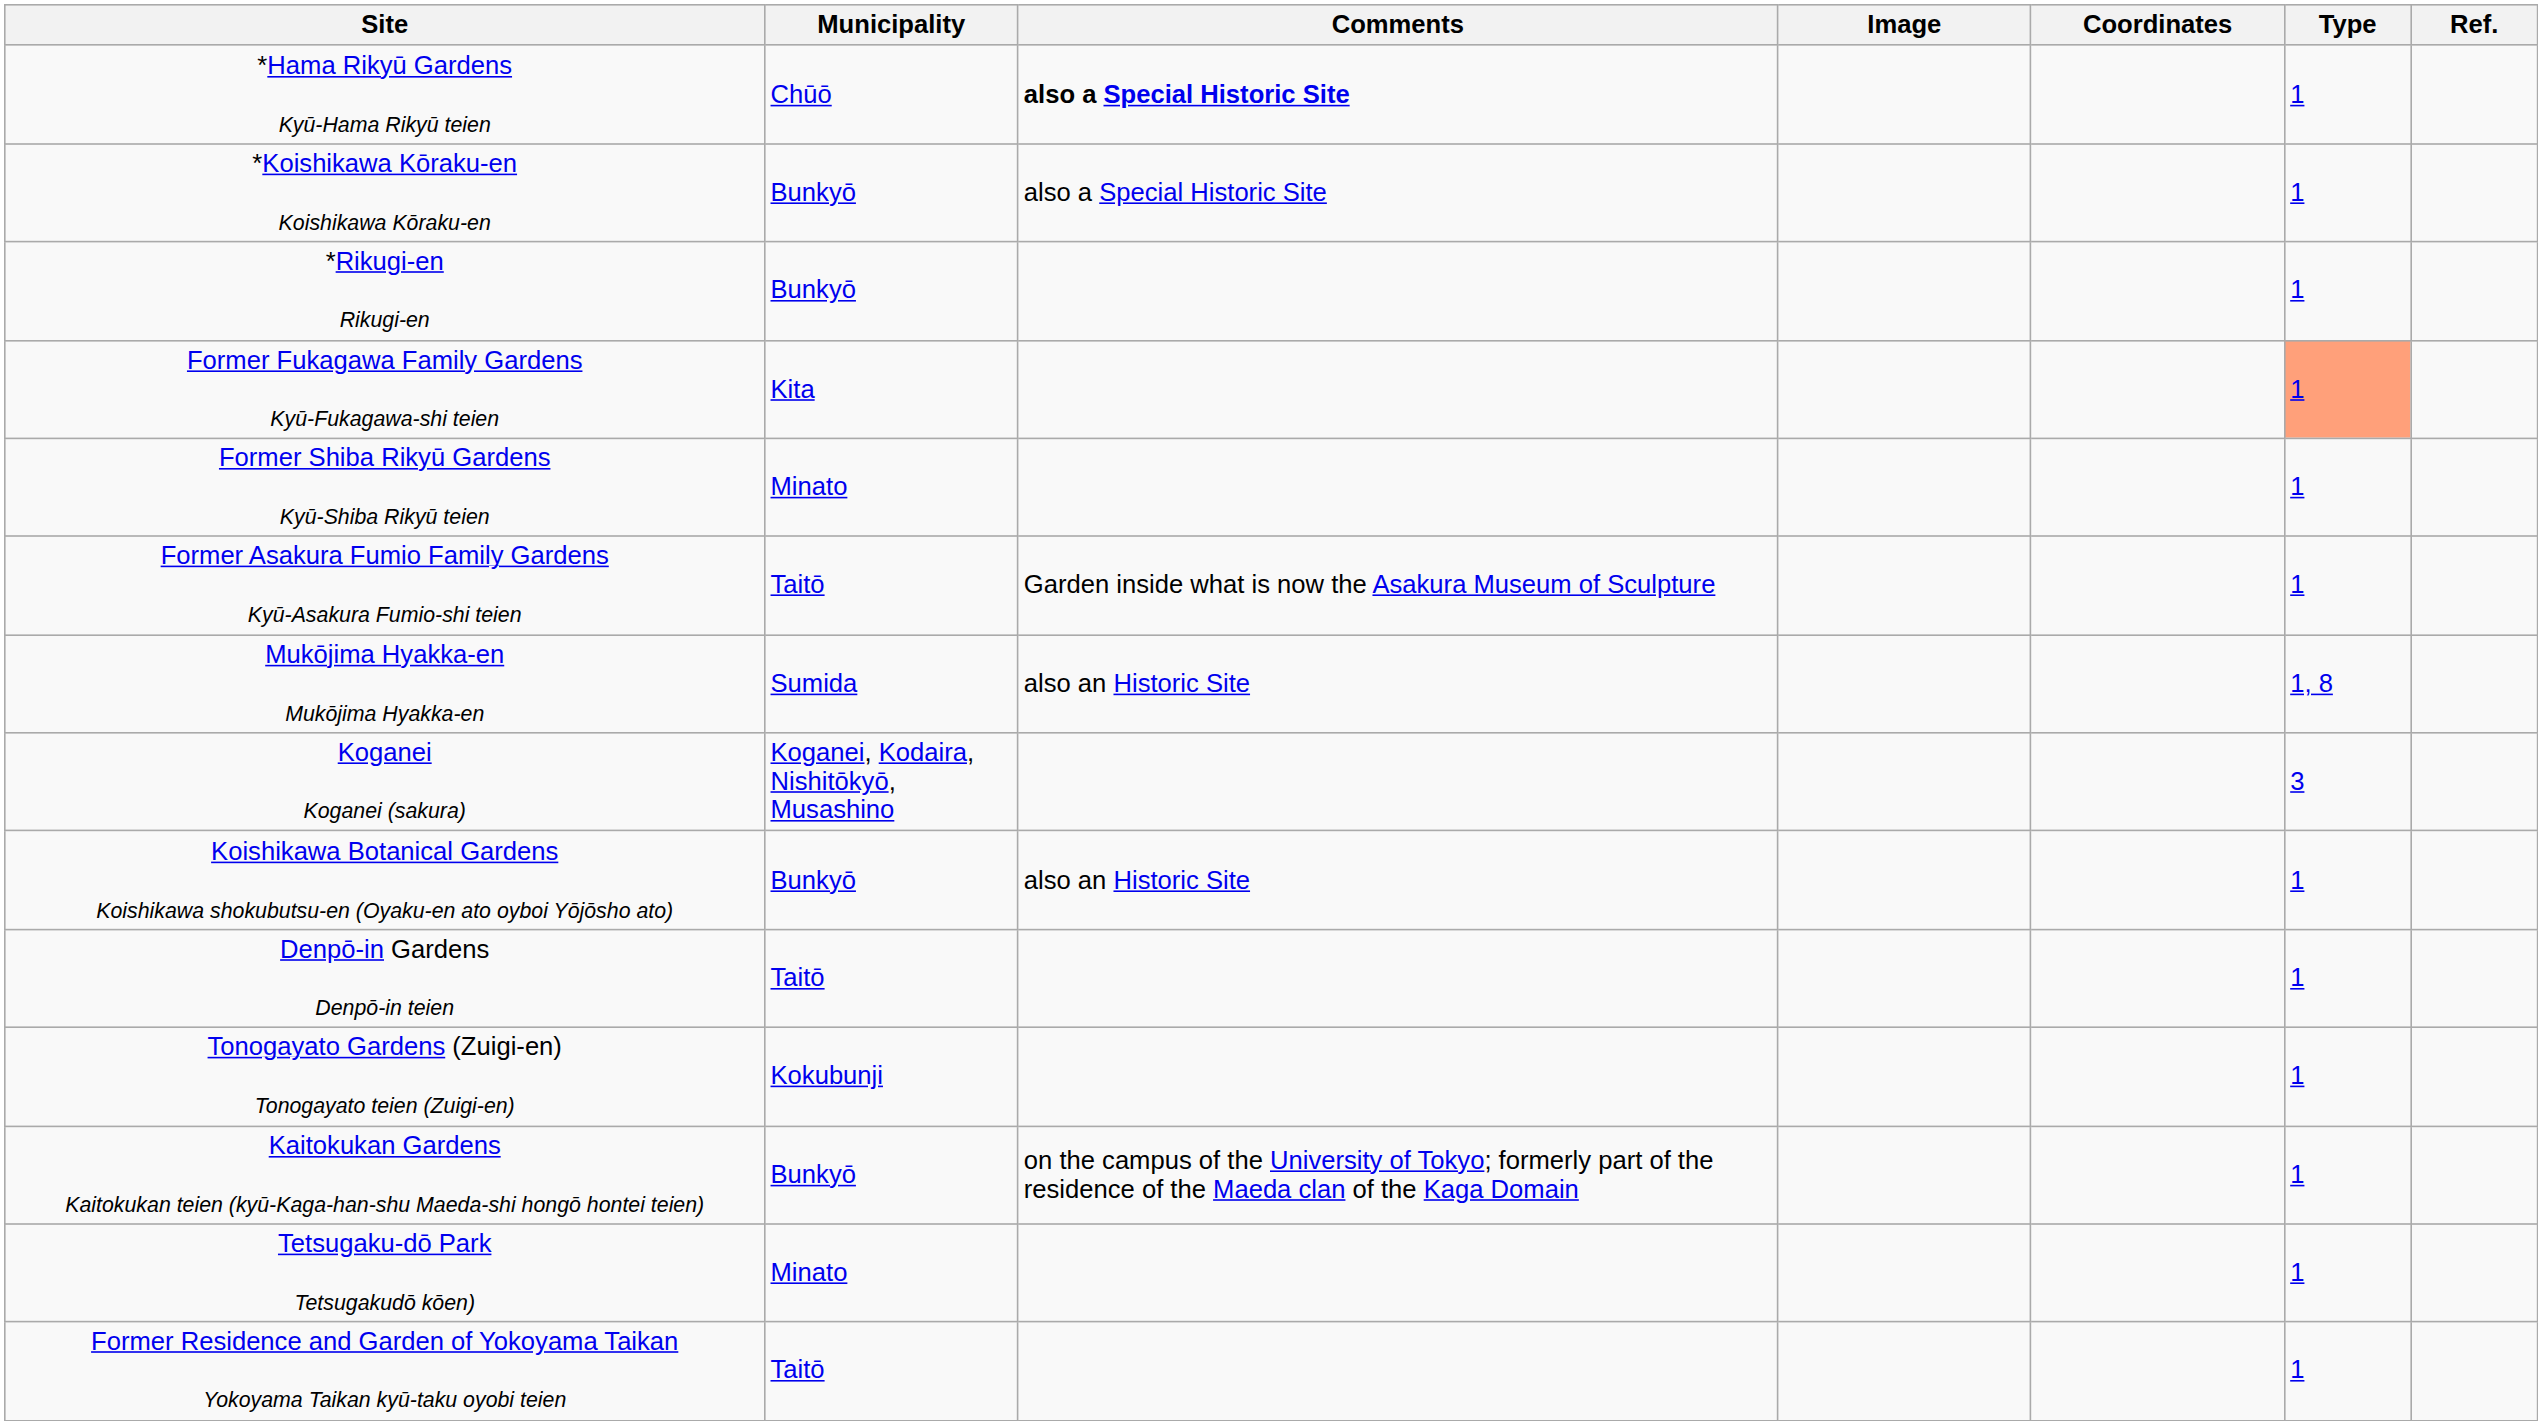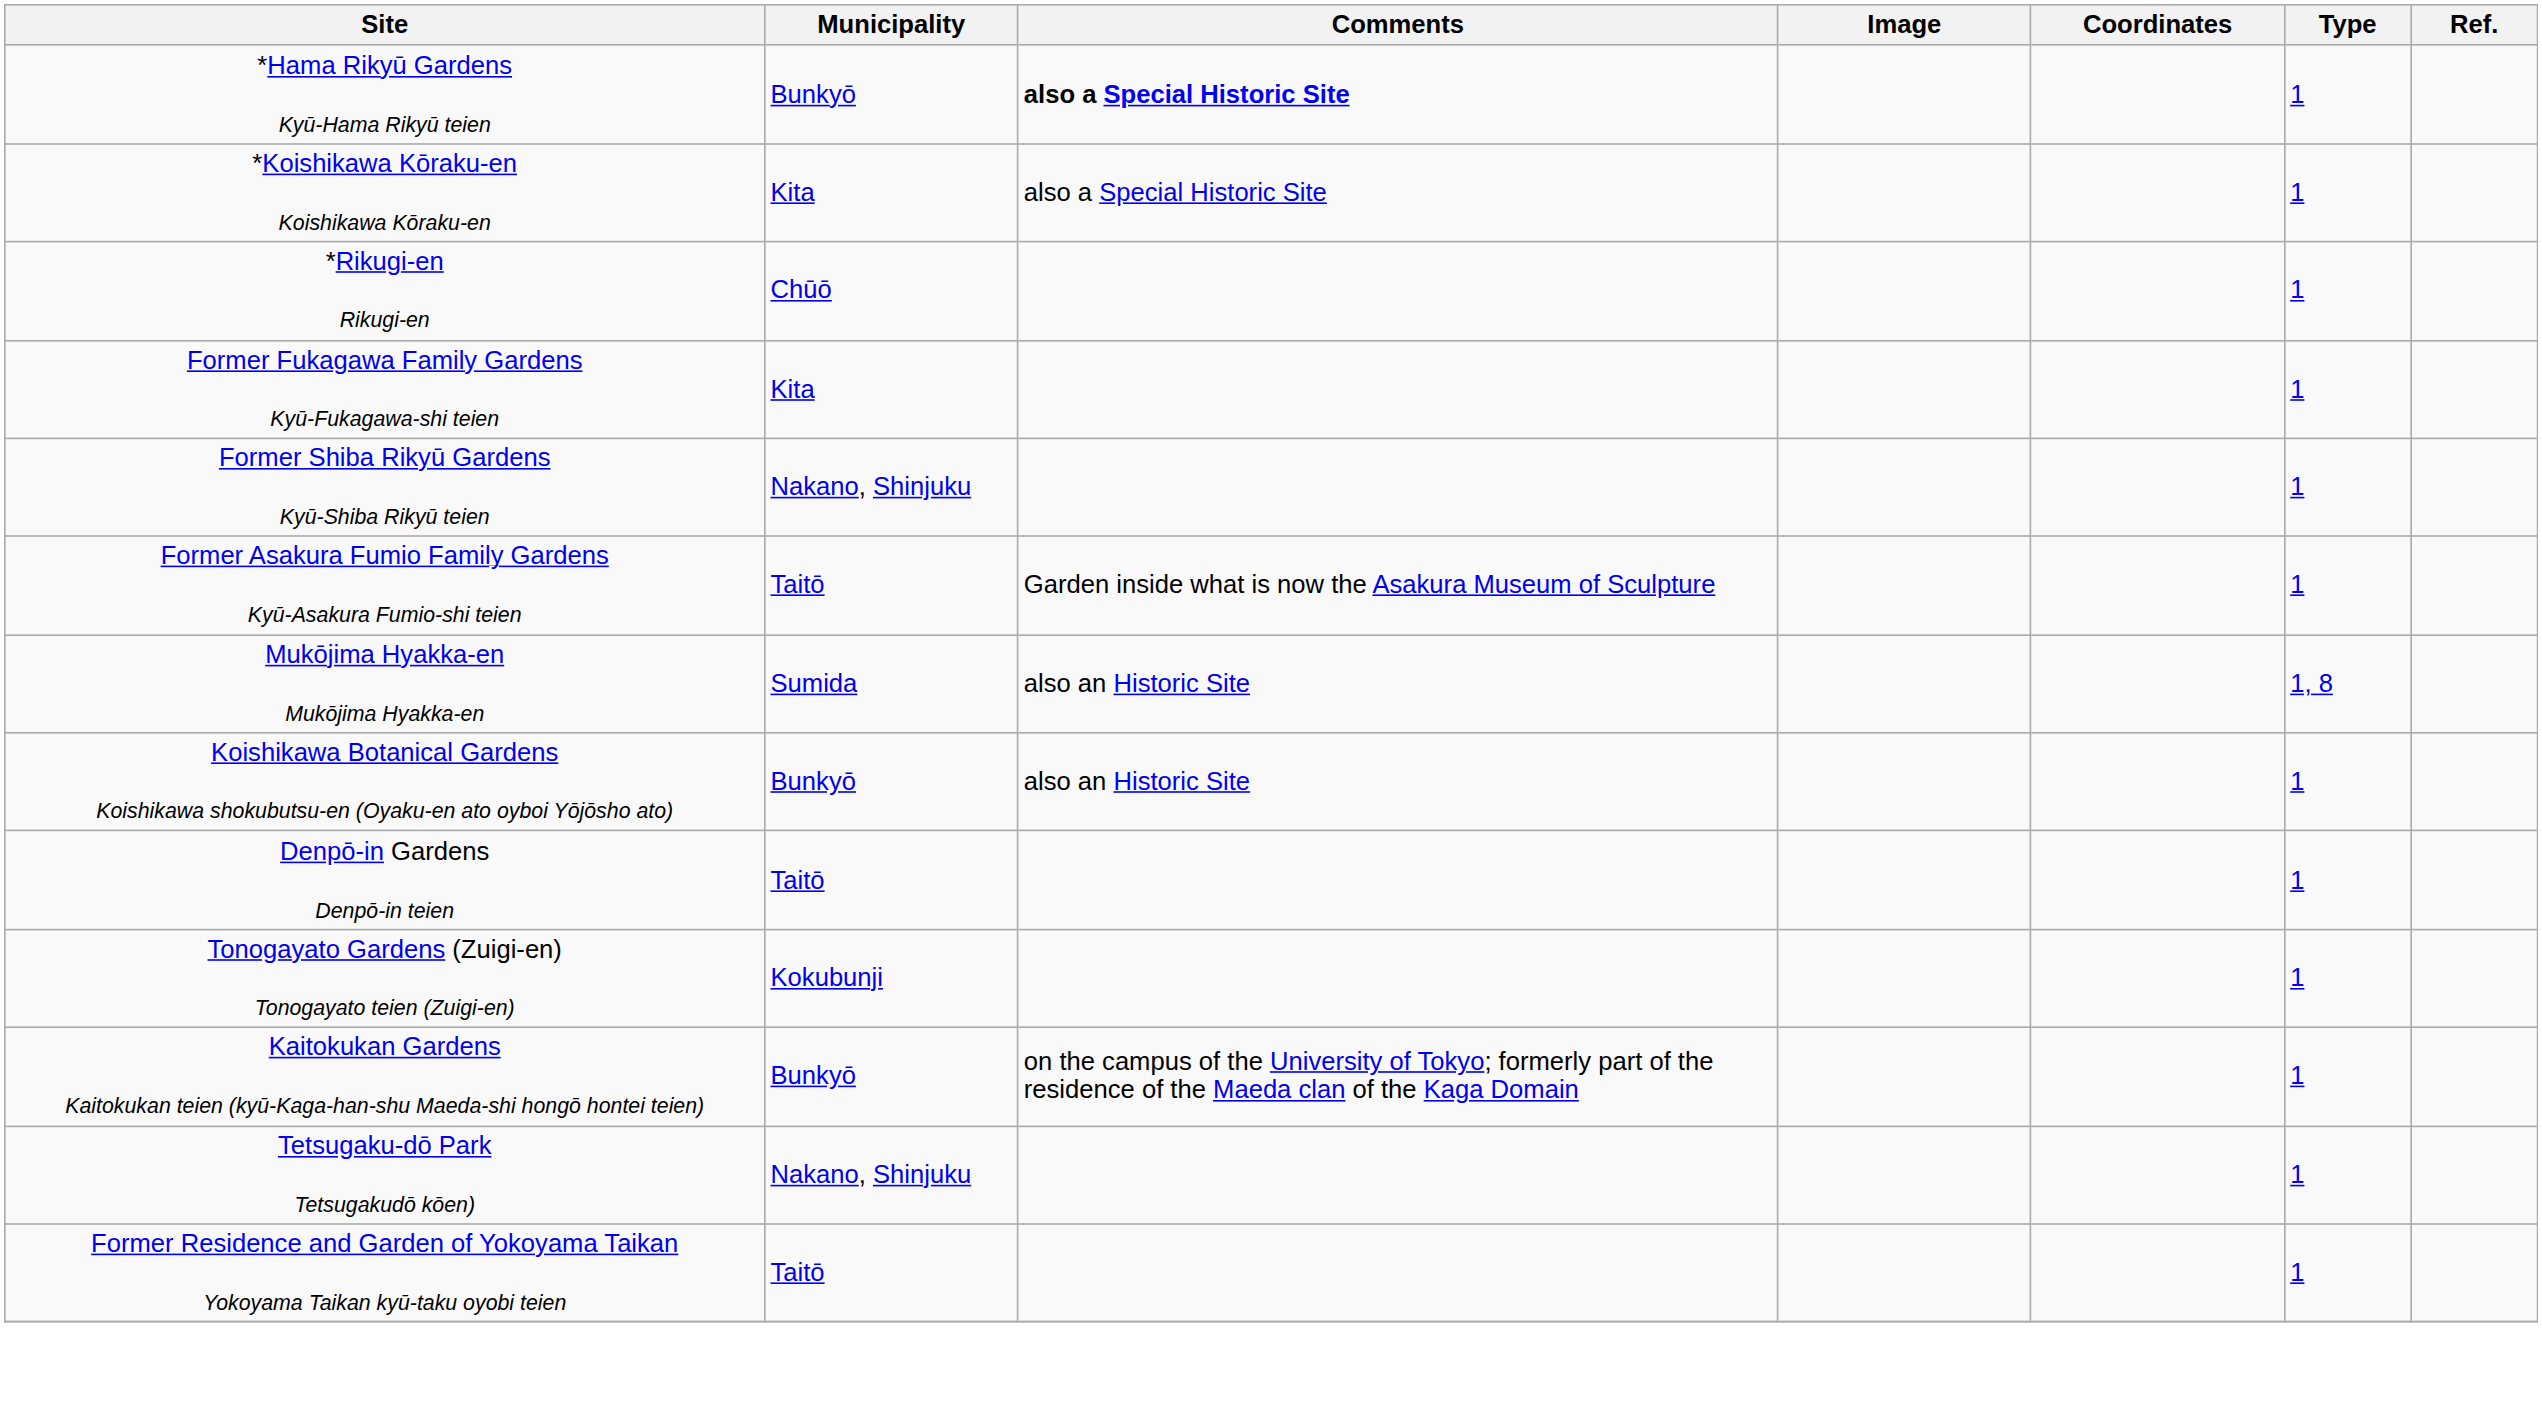(801, 94) Chūō -> (813, 94) Bunkyō
(813, 192) Bunkyō -> (793, 192) Kita
(813, 290) Bunkyō -> (801, 290) Chūō
(2297, 388) lightsalmon background -> (2297, 388) no background
(809, 487) Minato -> (871, 487) Nakano, Shinjuku
- row: (385, 781)
(809, 1272) Minato -> (871, 1174) Nakano, Shinjuku
